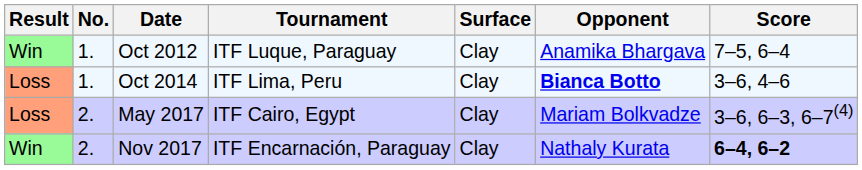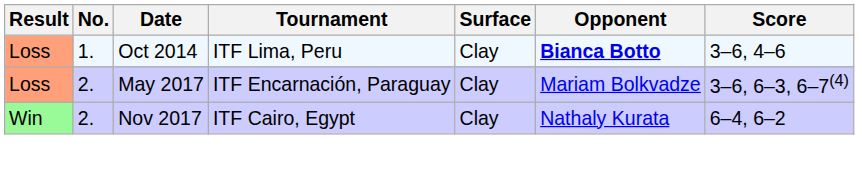- row: (158, 50)
(284, 115) ITF Cairo, Egypt -> (332, 84) ITF Encarnación, Paraguay
(332, 149) ITF Encarnación, Paraguay -> (284, 118) ITF Cairo, Egypt
(752, 149) bold -> (748, 118) normal
